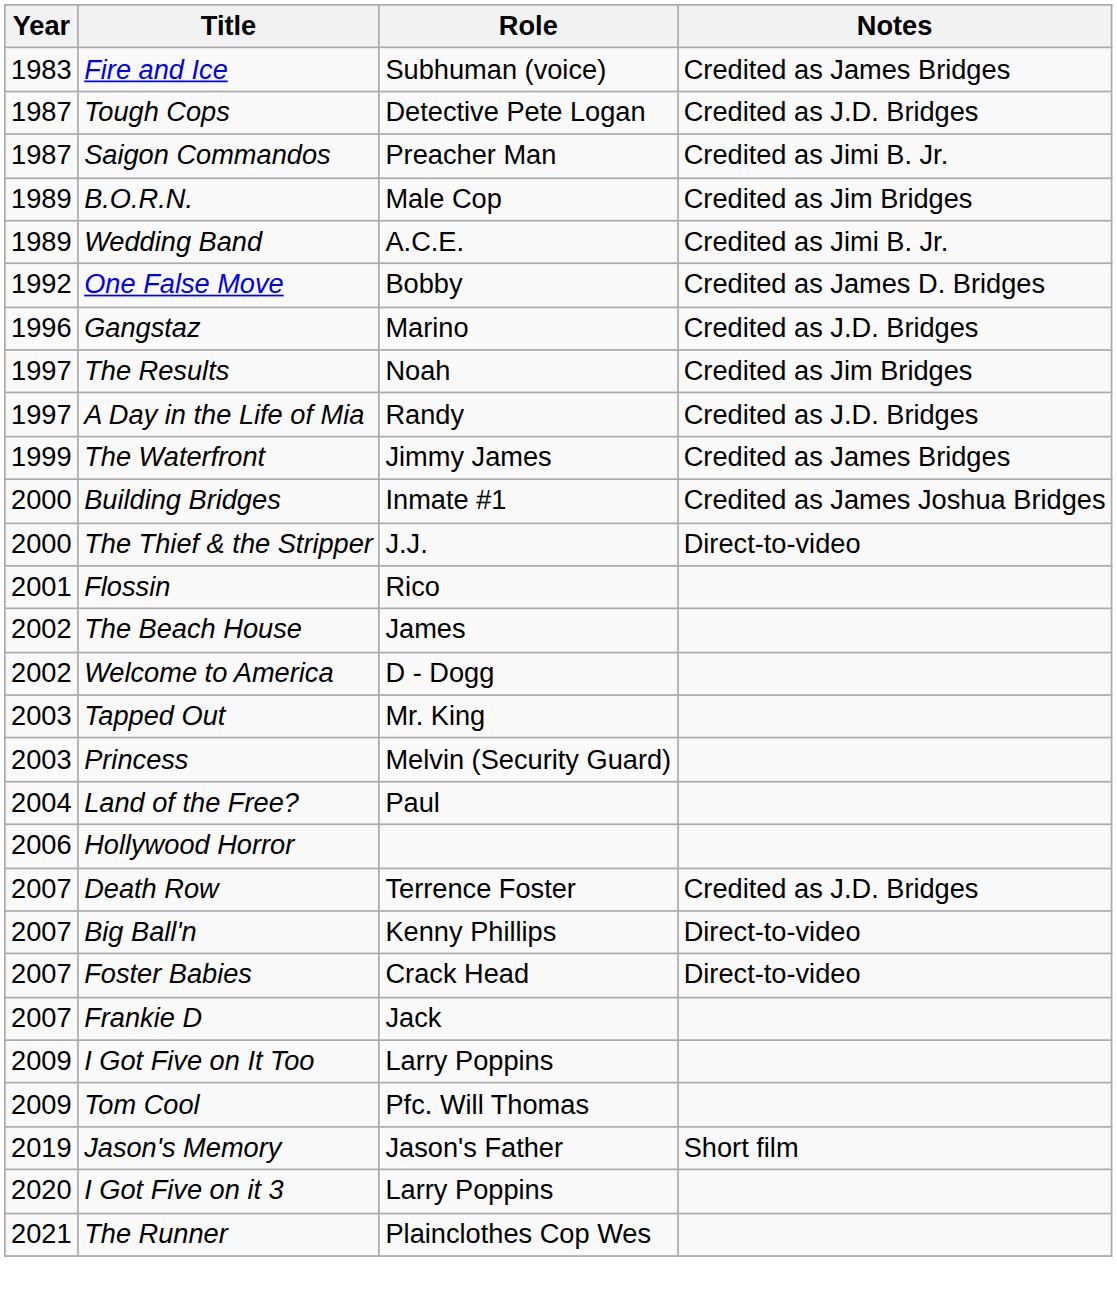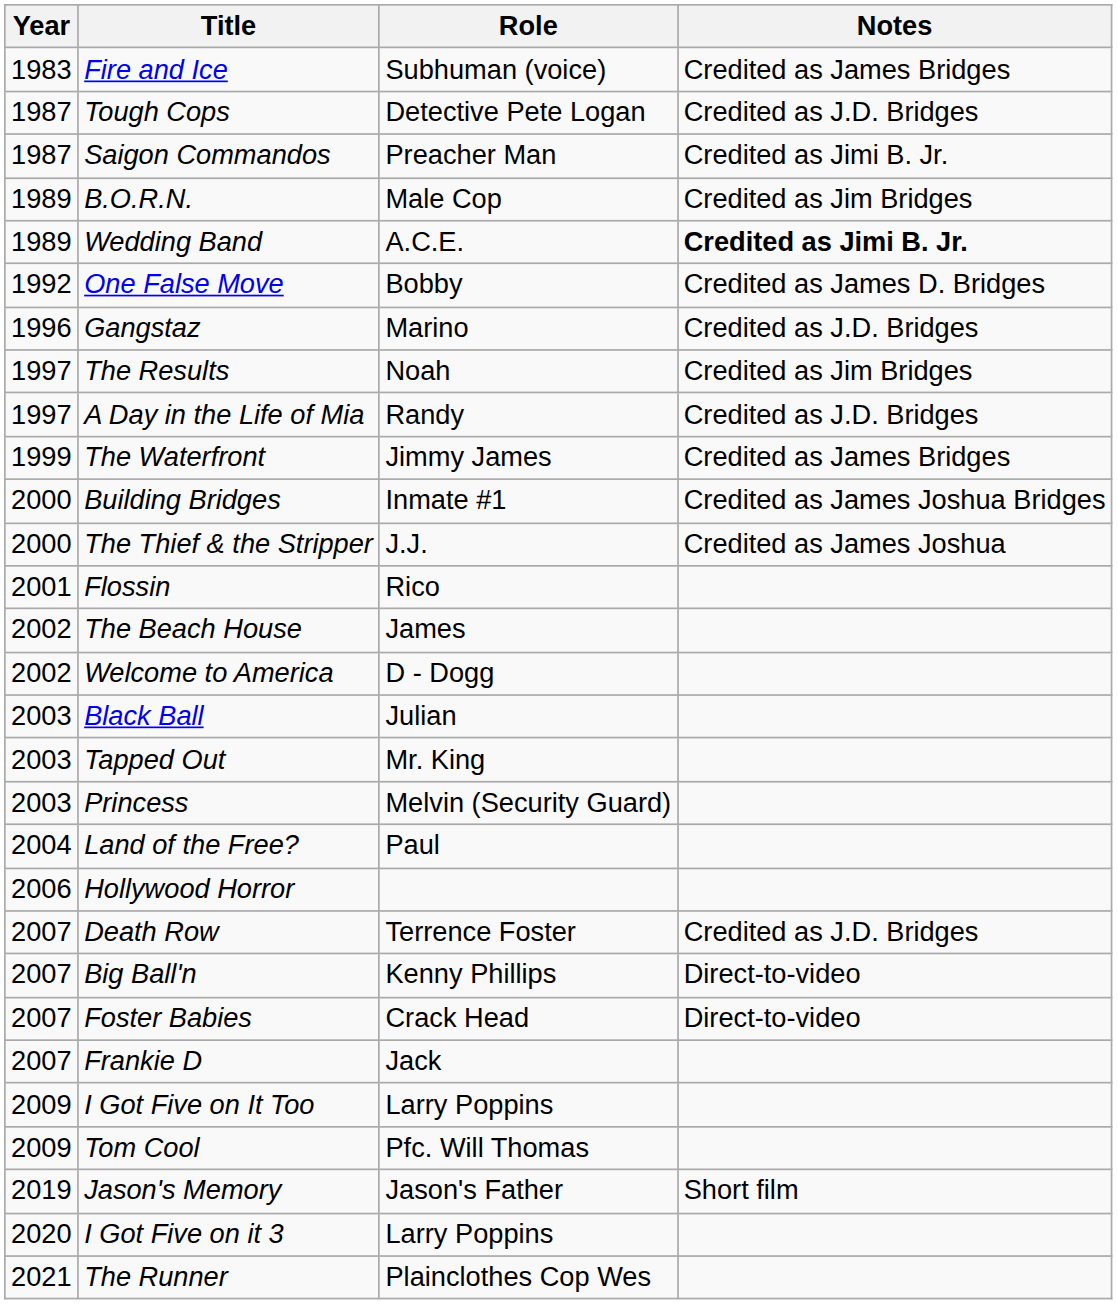(816, 241) normal -> (826, 241) bold
(772, 543) Direct-to-video -> (845, 543) Credited as James Joshua
+ row: (144, 716)
